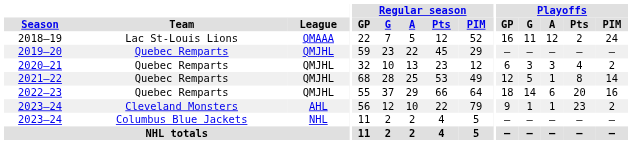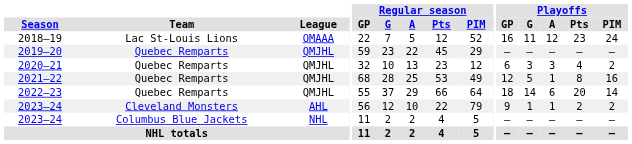(579, 38) 2 -> (579, 38) 23
(612, 79) 14 -> (612, 79) 16
(612, 92) 16 -> (612, 92) 14
(579, 106) 23 -> (579, 106) 2
